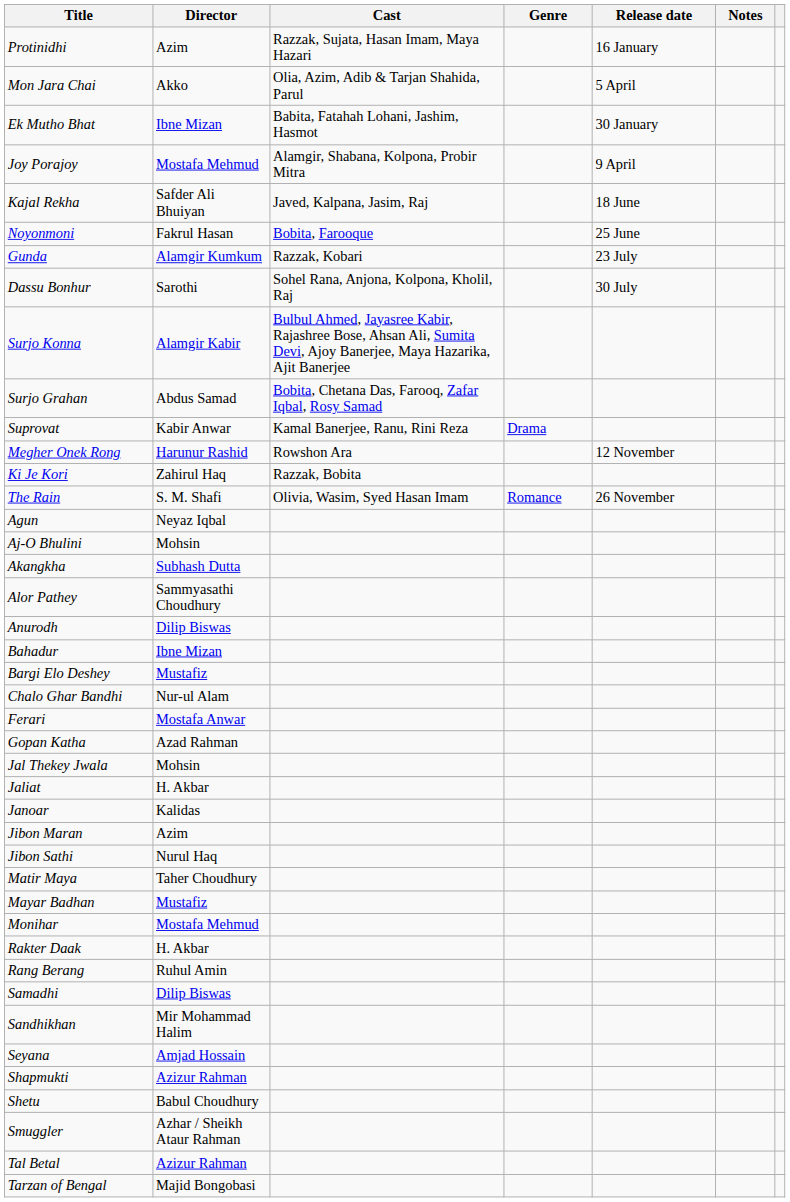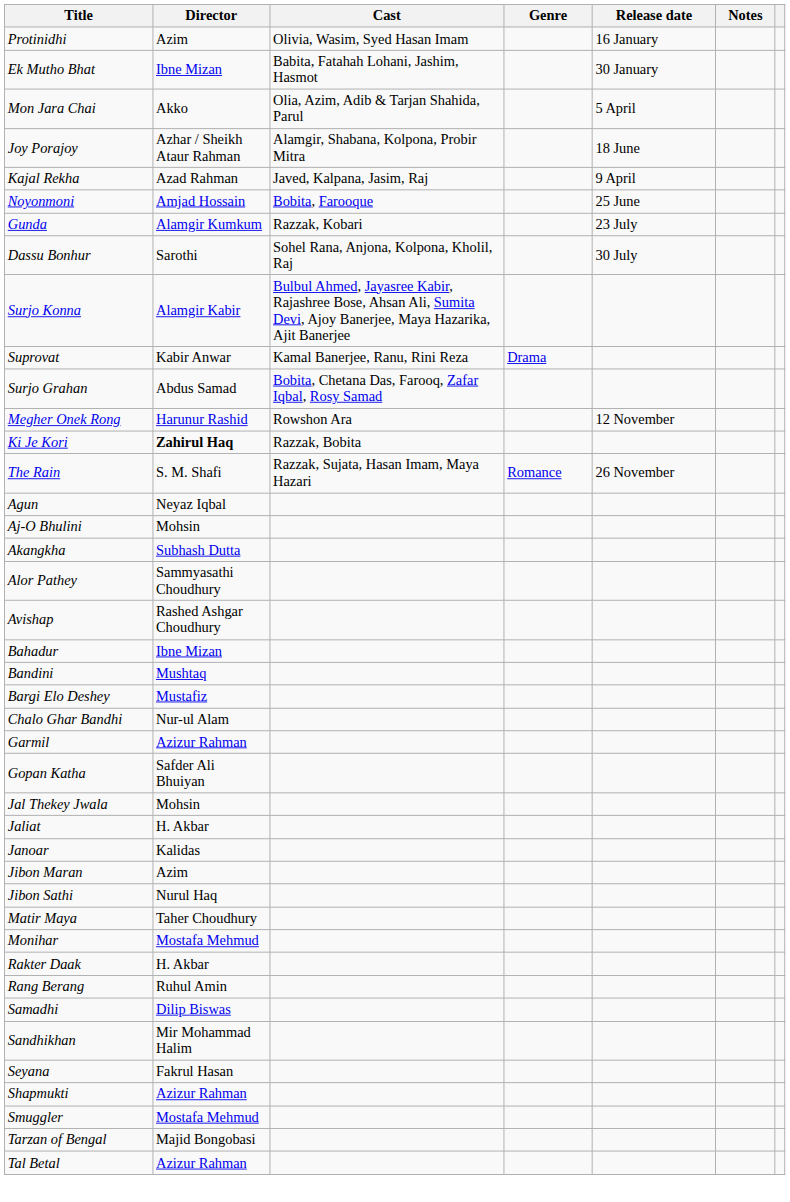(376, 46) Razzak, Sujata, Hasan Imam, Maya Hazari -> (371, 38) Olivia, Wasim, Syed Hasan Imam
rows swapped: (51, 124) <-> (52, 85)
(207, 163) Mostafa Mehmud -> (199, 147) Azhar / Sheikh Ataur Rahman
(616, 163) 9 April -> (618, 147) 18 June
(185, 203) Safder Ali Bhuiyan -> (197, 178) Azad Rahman
(618, 203) 18 June -> (616, 178) 9 April
(195, 233) Fakrul Hasan -> (201, 201) Amjad Hossain
rows swapped: (48, 398) <-> (34, 429)
(191, 474) normal -> (195, 442) bold
(371, 497) Olivia, Wasim, Syed Hasan Imam -> (376, 473) Razzak, Sujata, Hasan Imam, Maya Hazari
- row: (33, 628)
+ row: (31, 619)
+ row: (31, 673)
- row: (27, 719)
+ row: (29, 742)
(197, 742) Azad Rahman -> (185, 773) Safder Ali Bhuiyan
- row: (51, 902)
(201, 1055) Amjad Hossain -> (195, 1071) Fakrul Hasan
- row: (24, 1100)
(199, 1131) Azhar / Sheikh Ataur Rahman -> (207, 1117) Mostafa Mehmud
rows swapped: (34, 1162) <-> (57, 1185)
